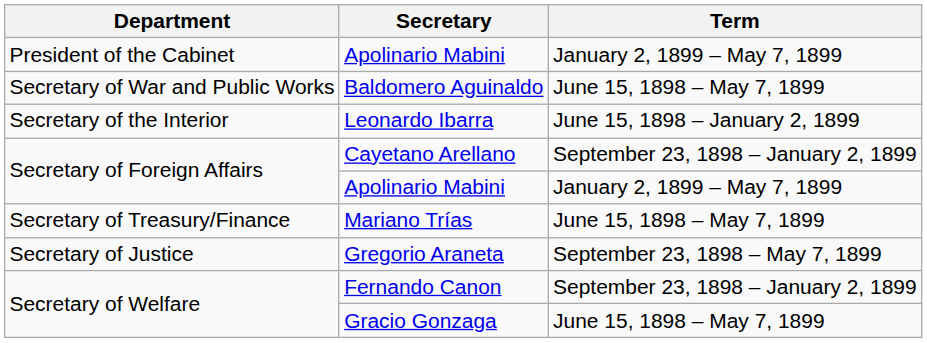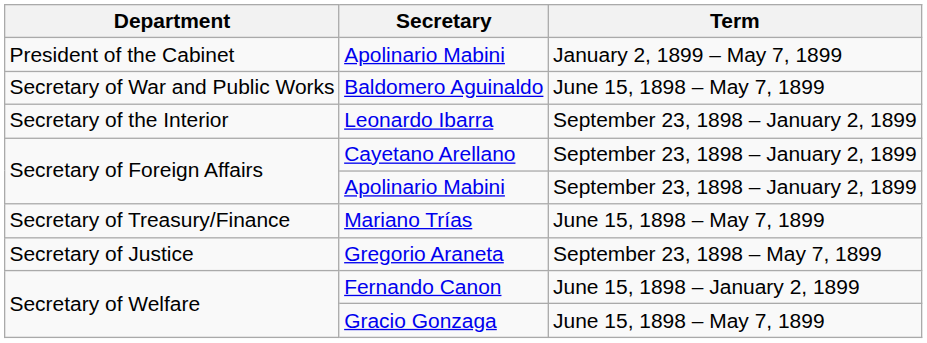(706, 120) June 15, 1898 – January 2, 1899 -> (735, 120) September 23, 1898 – January 2, 1899
(698, 187) January 2, 1899 – May 7, 1899 -> (735, 187) September 23, 1898 – January 2, 1899
(735, 287) September 23, 1898 – January 2, 1899 -> (706, 287) June 15, 1898 – January 2, 1899
